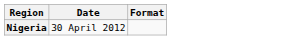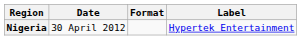+ column: (232, 12)
